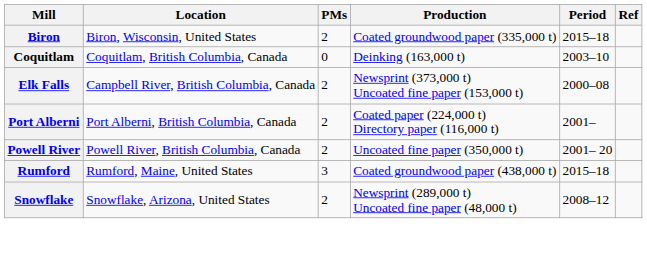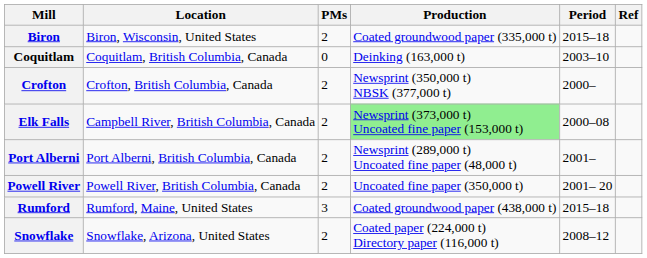+ row: (44, 85)
(438, 85) no background -> (438, 121) lightgreen background
(426, 121) Coated paper (224,000 t) Directory paper (116,000 t) -> (435, 157) Newsprint (289,000 t) Uncoated fine paper (48,000 t)
(435, 199) Newsprint (289,000 t) Uncoated fine paper (48,000 t) -> (426, 235) Coated paper (224,000 t) Directory paper (116,000 t)
